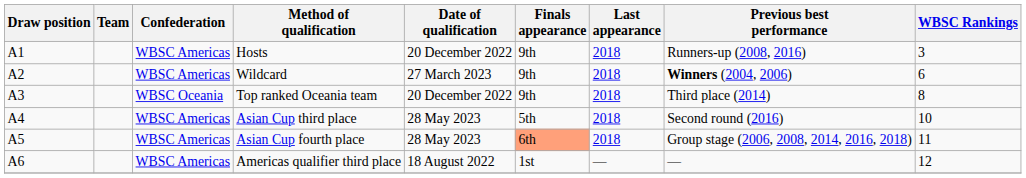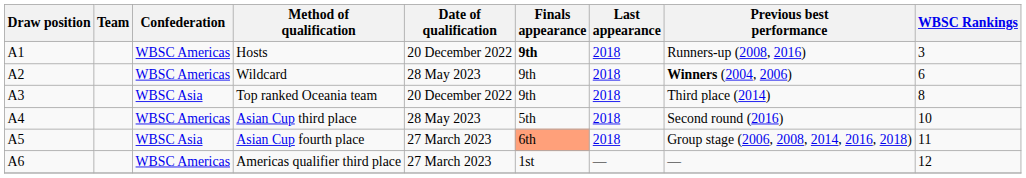(527, 52) normal -> (528, 52) bold
(449, 74) 27 March 2023 -> (444, 74) 28 May 2023
(179, 96) WBSC Oceania -> (169, 96) WBSC Asia
(183, 140) WBSC Americas -> (169, 140) WBSC Asia
(444, 140) 28 May 2023 -> (449, 140) 27 March 2023
(451, 161) 18 August 2022 -> (449, 161) 27 March 2023
